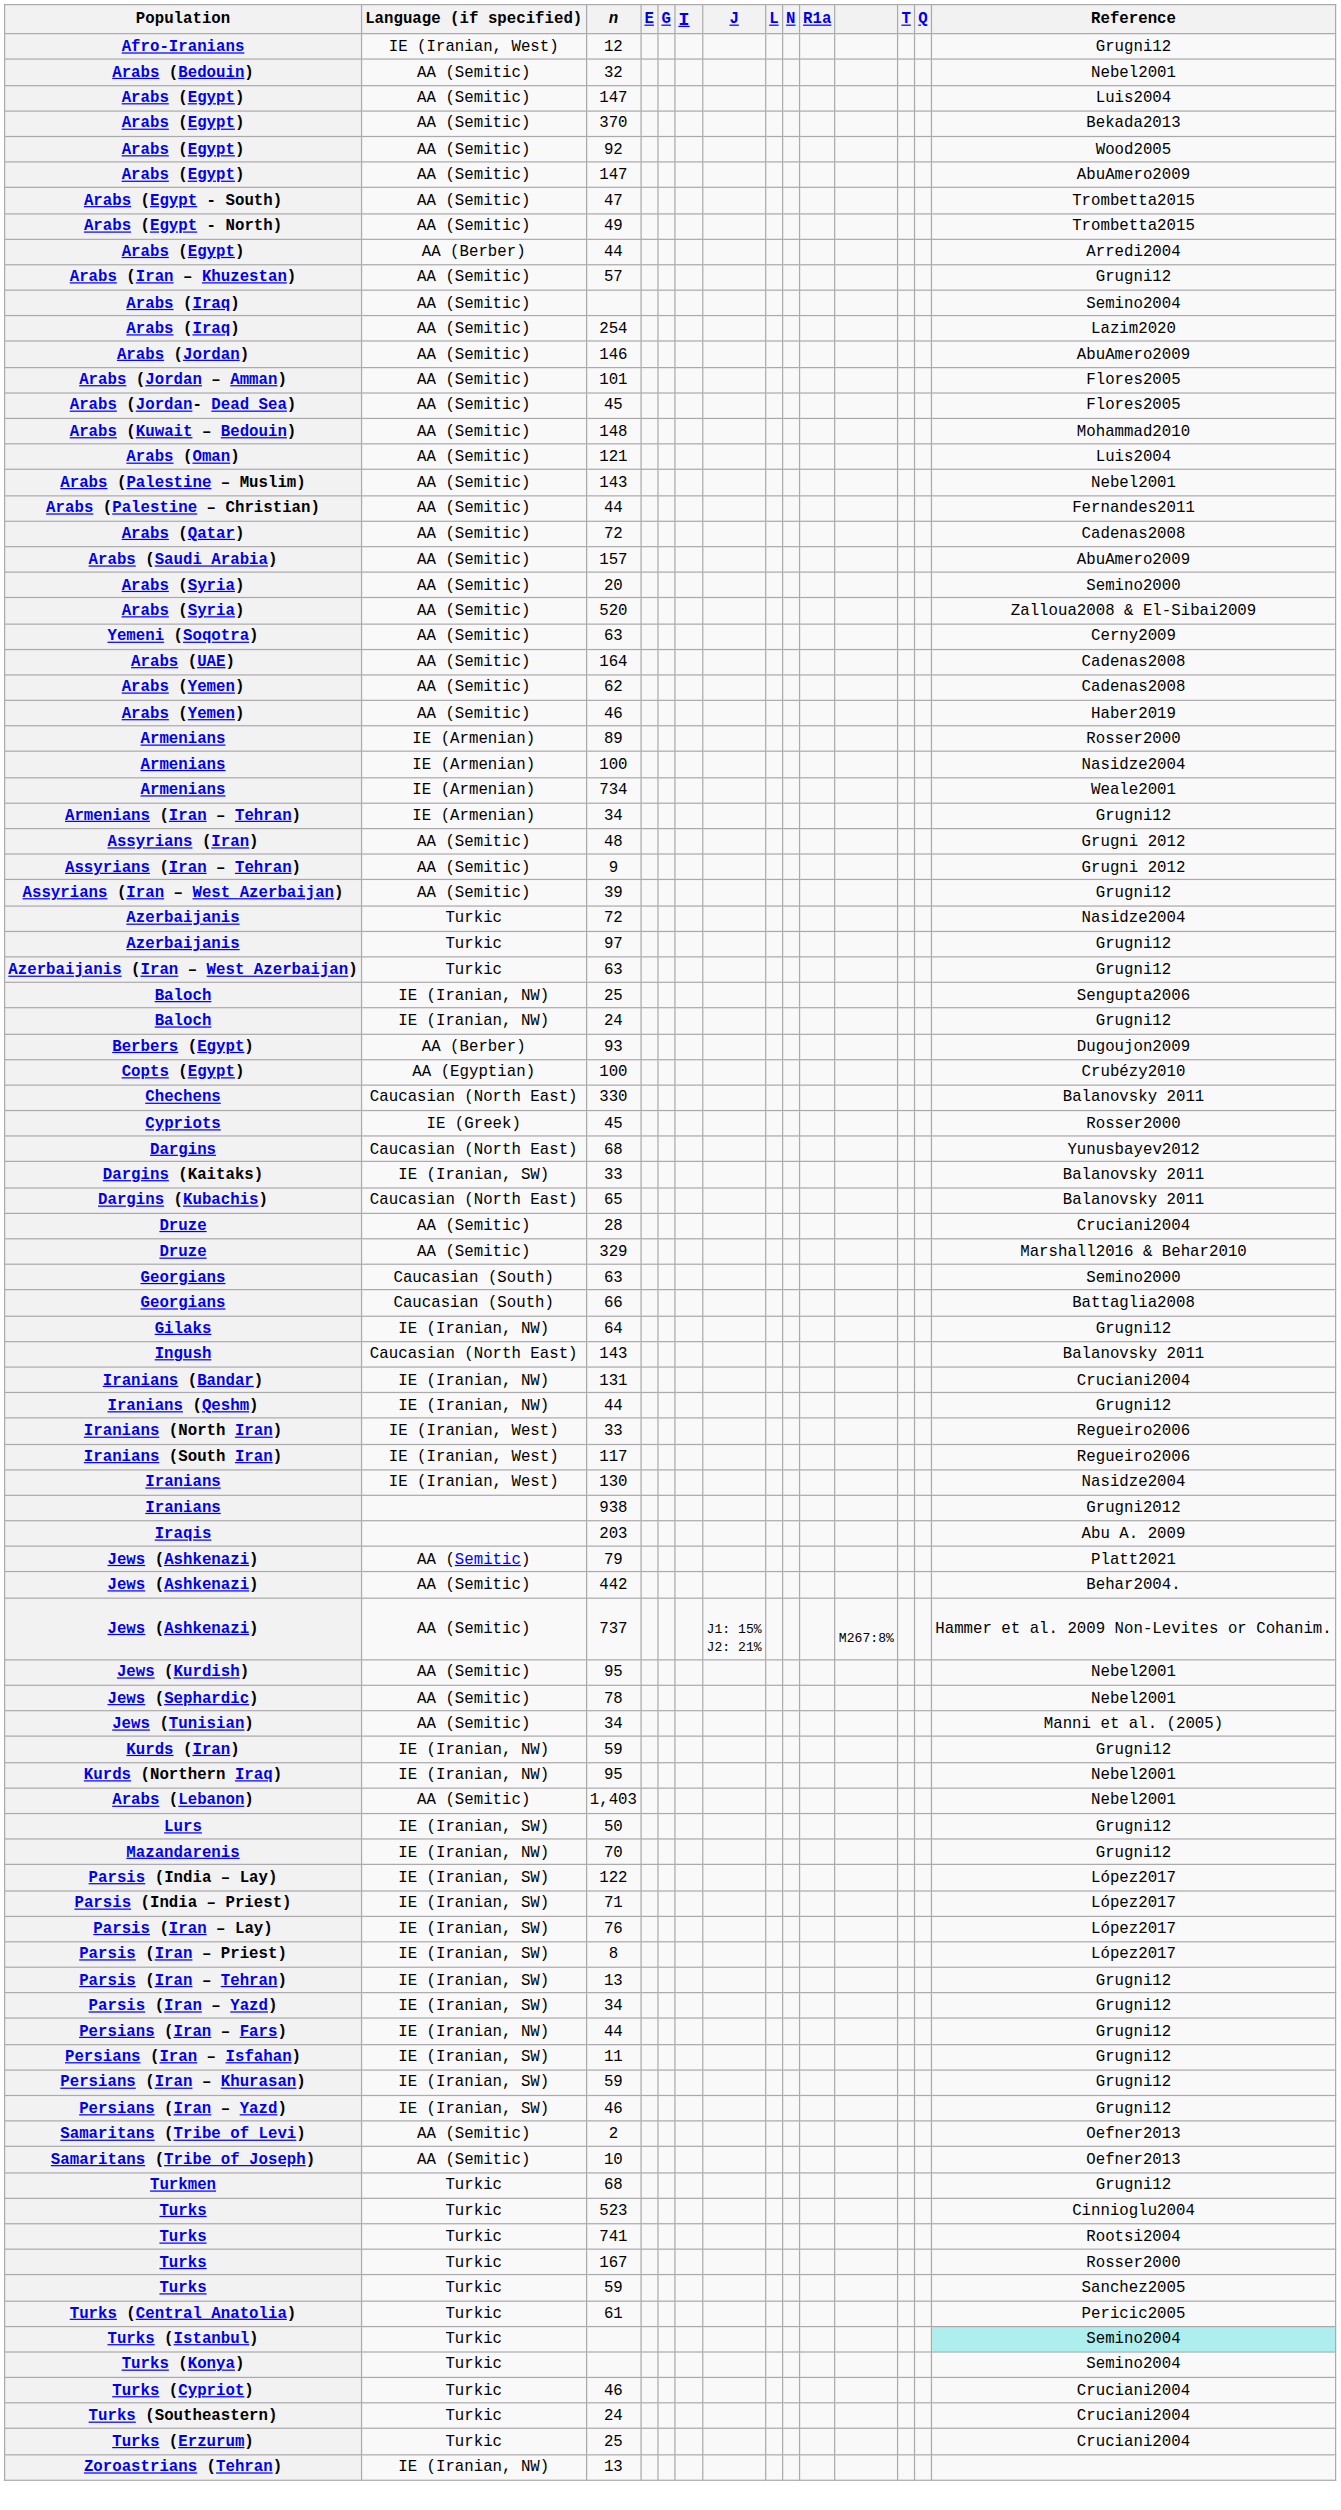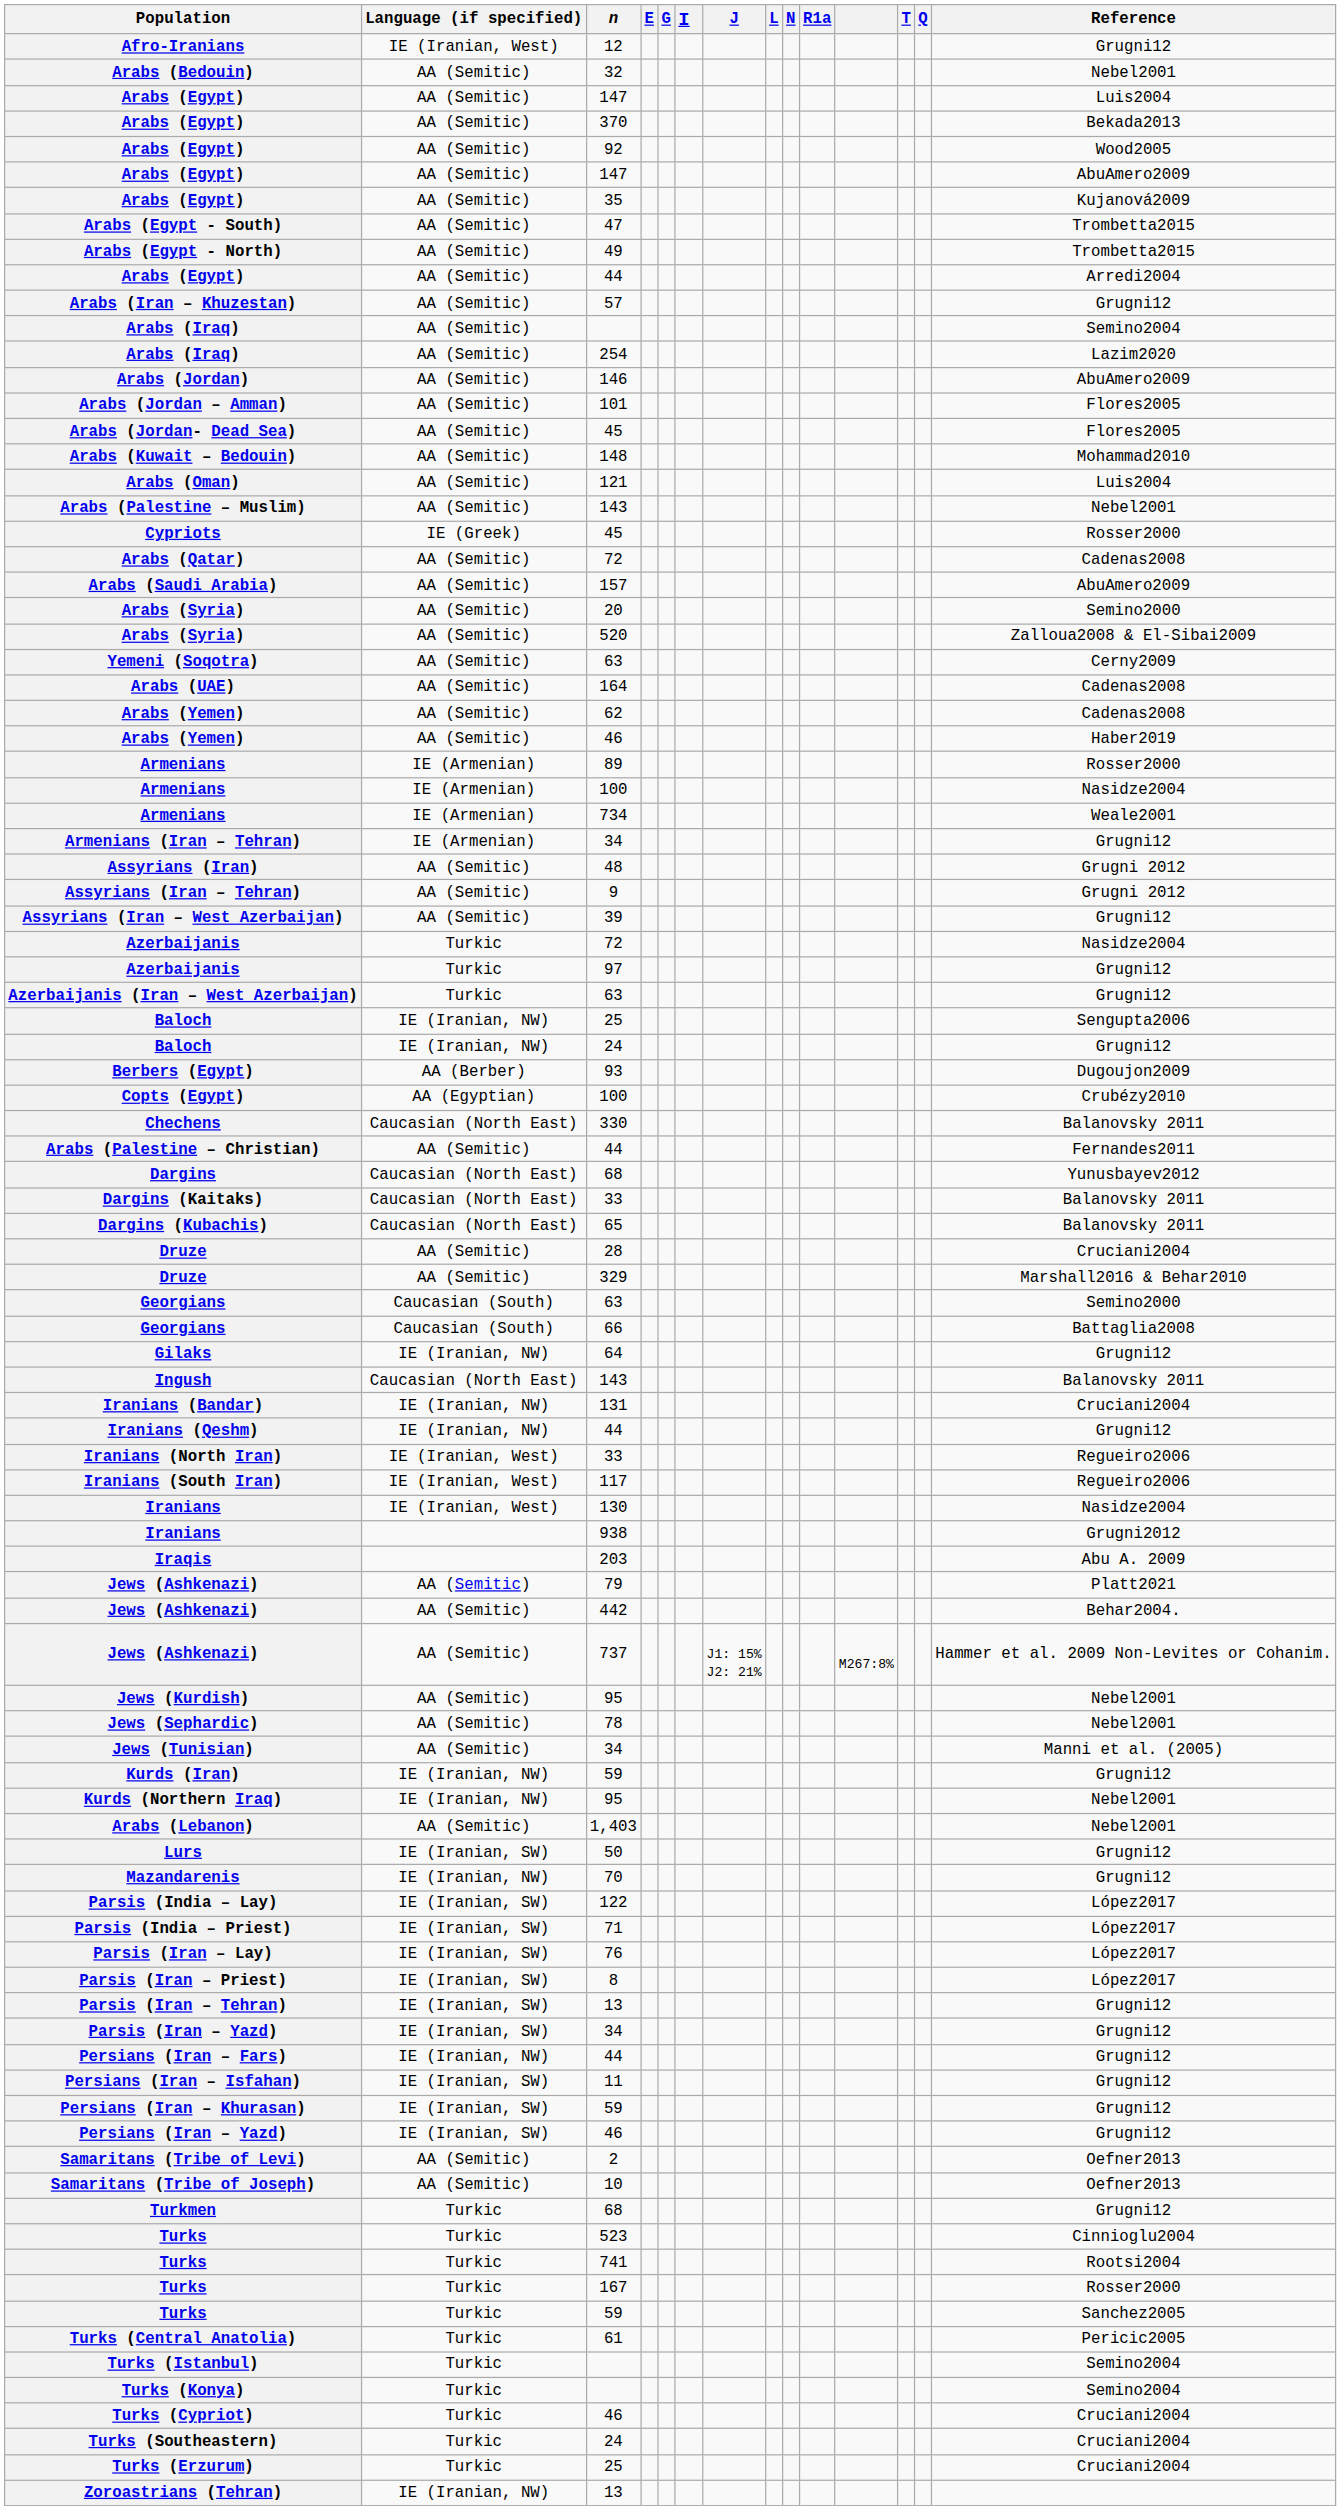+ row: (183, 201)
(474, 252) AA (Berber) -> (474, 277) AA (Semitic)
rows swapped: (183, 508) <-> (183, 1123)
(474, 1175) IE (Iranian, SW) -> (474, 1200) Caucasian (North East)
(1133, 2339) paleturquoise background -> (1133, 2365) no background
